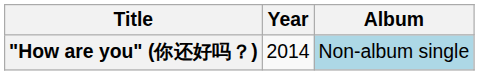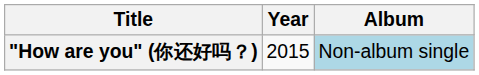(288, 52) 2014 -> (288, 52) 2015
